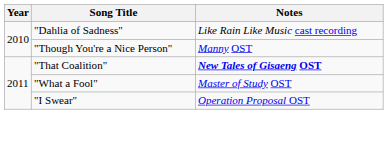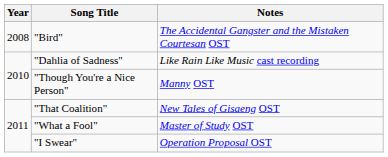+ row: (48, 36)
(260, 65) bold -> (220, 108) normal
